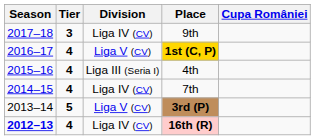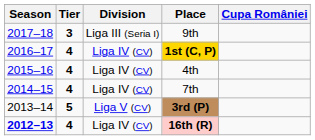(122, 33) Liga IV (CV) -> (122, 33) Liga III (Seria I)
(122, 51) Liga V (CV) -> (122, 51) Liga IV (CV)
(122, 70) Liga III (Seria I) -> (122, 70) Liga IV (CV)
